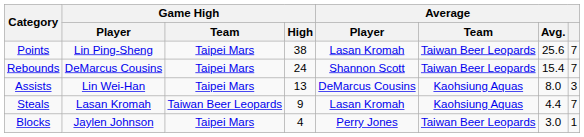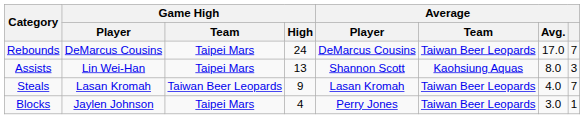- row: (33, 50)
(367, 68) Shannon Scott -> (367, 50) DeMarcus Cousins
(553, 68) 15.4 -> (553, 50) 17.0
(367, 86) DeMarcus Cousins -> (367, 68) Shannon Scott
(478, 104) Kaohsiung Aquas -> (478, 86) Taiwan Beer Leopards
(553, 104) 4.4 -> (553, 86) 4.0
